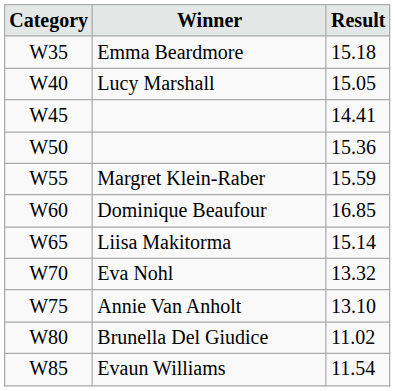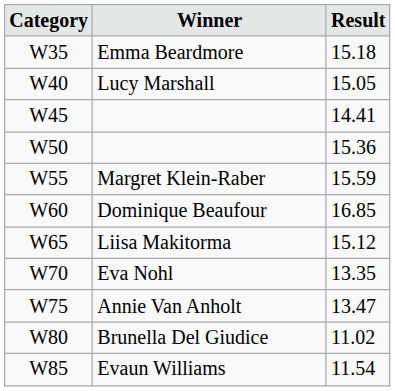(354, 242) 15.14 -> (354, 242) 15.12
(354, 274) 13.32 -> (354, 274) 13.35
(354, 305) 13.10 -> (354, 305) 13.47
